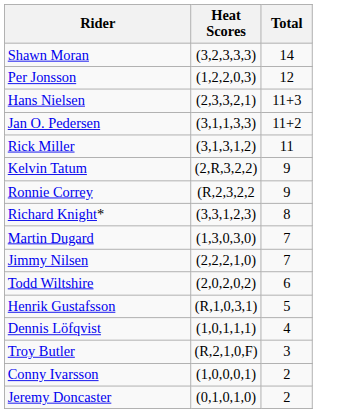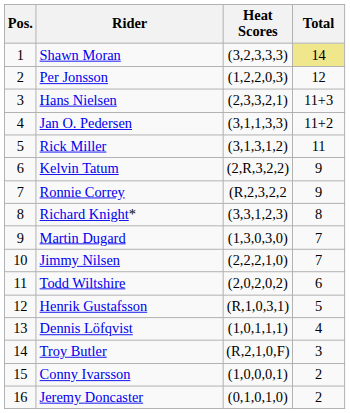+ column: (20, 24)
(287, 54) no background -> (319, 54) khaki background
